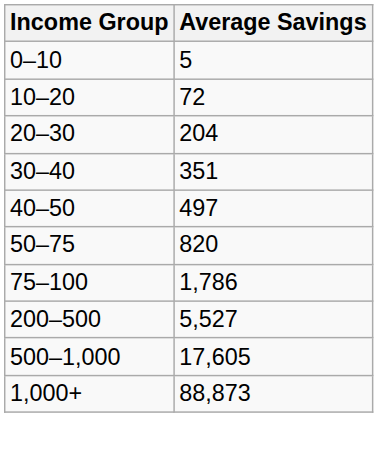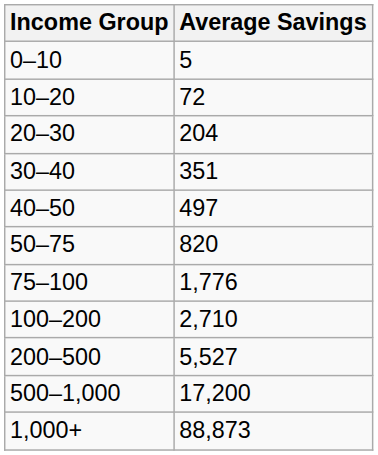(208, 282) 1,786 -> (208, 282) 1,776
+ row: (56, 319)
(215, 356) 17,605 -> (215, 393) 17,200
